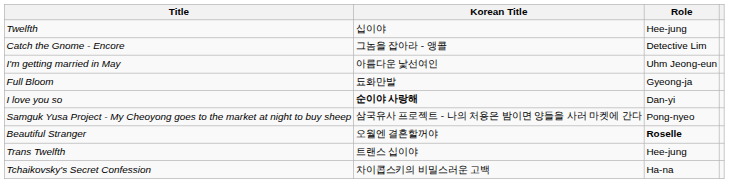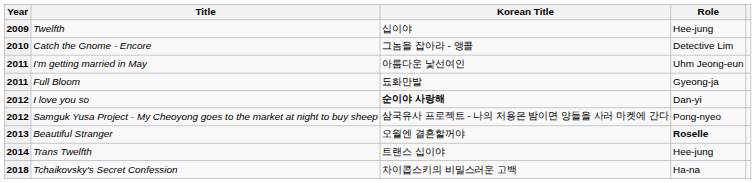+ column: (18, 12)
